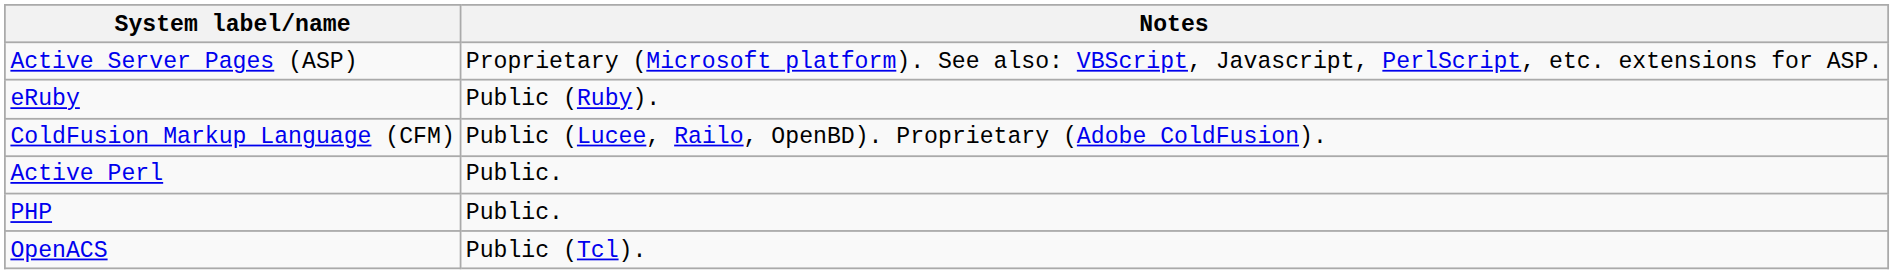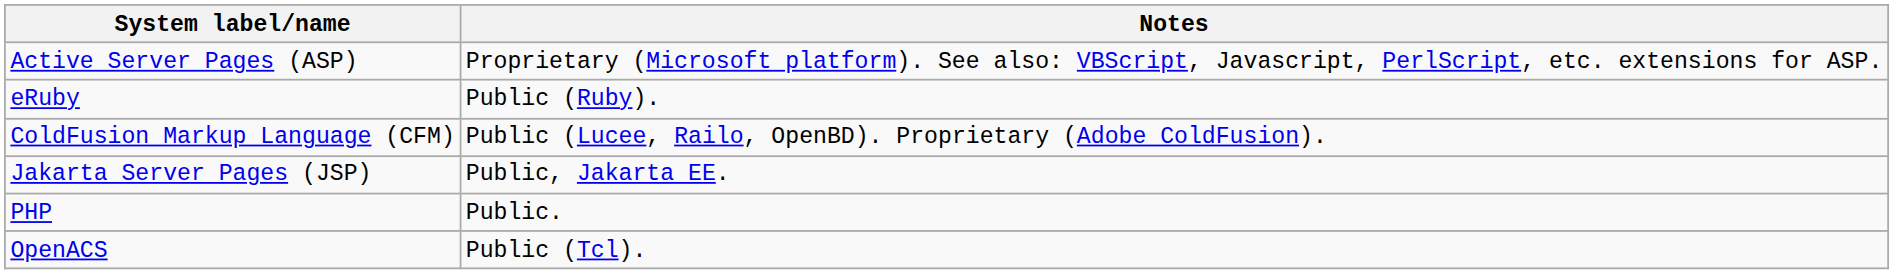+ row: (191, 175)
- row: (87, 175)
